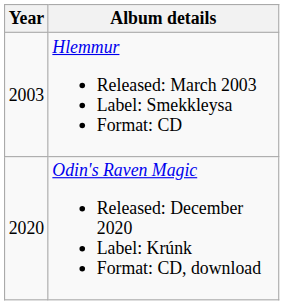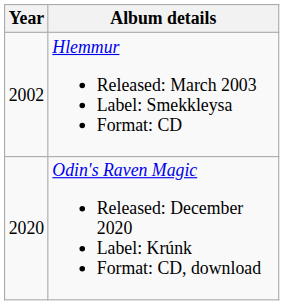(26, 94) 2003 -> (26, 94) 2002
